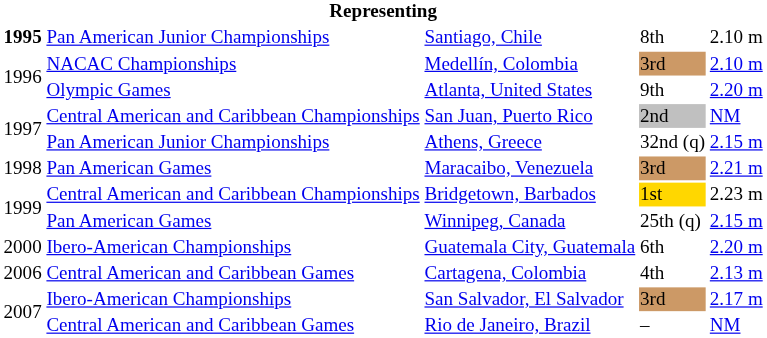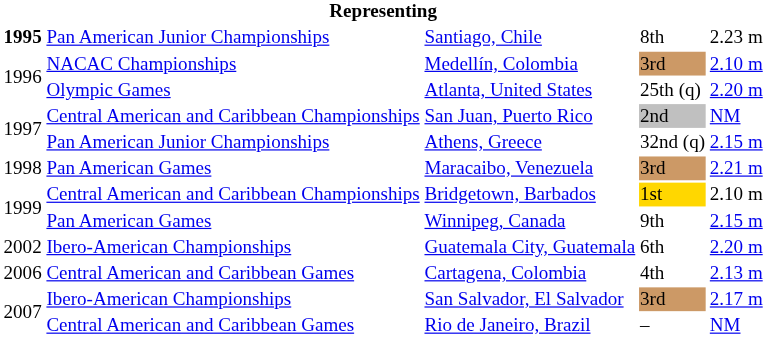(736, 37) 2.10 m -> (736, 37) 2.23 m
(652, 89) 9th -> (670, 89) 25th (q)
(736, 194) 2.23 m -> (736, 194) 2.10 m
(670, 220) 25th (q) -> (652, 220) 9th
(23, 246) 2000 -> (23, 246) 2002
